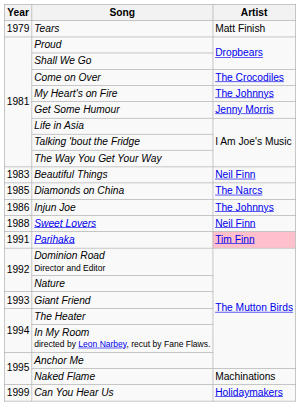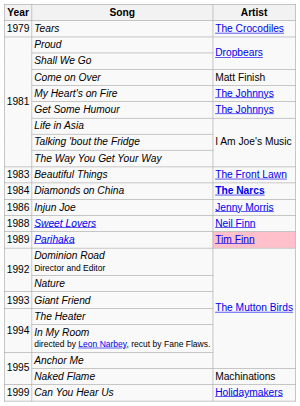(240, 28) Matt Finish -> (250, 28) The Crocodiles
(250, 77) The Crocodiles -> (240, 77) Matt Finish
(244, 110) Jenny Morris -> (244, 110) The Johnnys
(235, 175) Neil Finn -> (251, 175) The Front Lawn
(18, 191) 1985 -> (18, 191) 1984
(239, 191) normal -> (240, 191) bold
(244, 207) The Johnnys -> (244, 207) Jenny Morris
(18, 239) 1991 -> (18, 239) 1989
